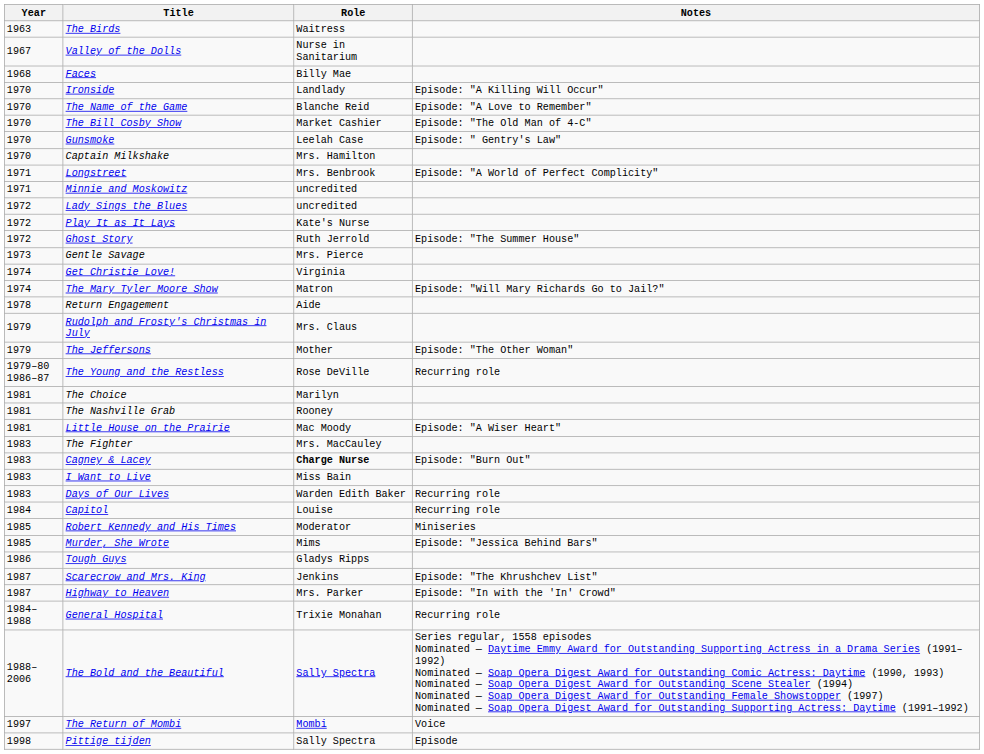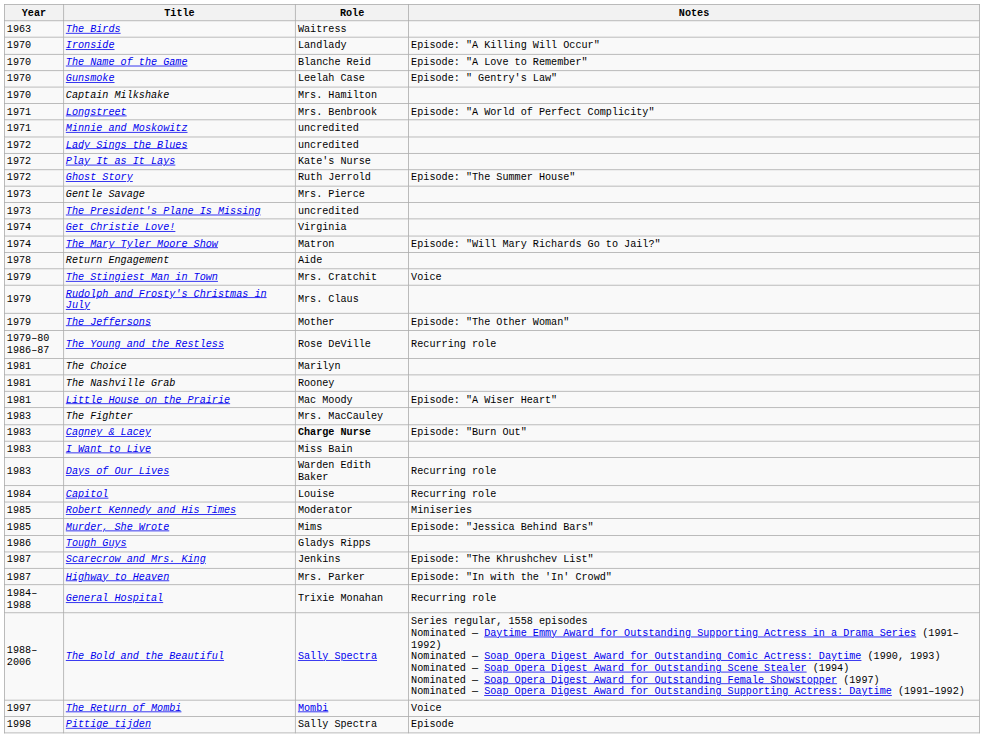- row: (123, 52)
- row: (81, 74)
- row: (123, 124)
+ row: (163, 211)
+ row: (142, 277)
